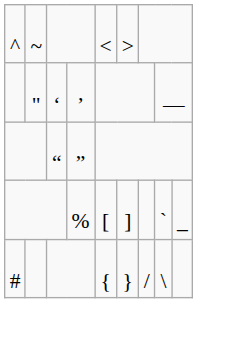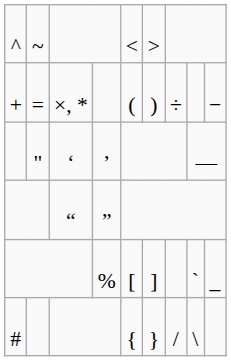+ row: (71, 104)
